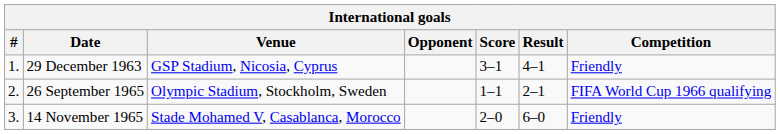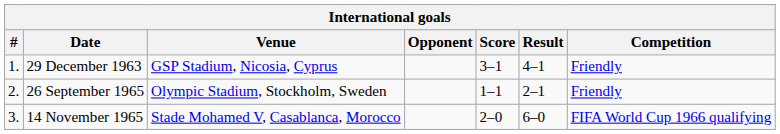(671, 92) FIFA World Cup 1966 qualifying -> (596, 92) Friendly
(596, 117) Friendly -> (671, 117) FIFA World Cup 1966 qualifying
